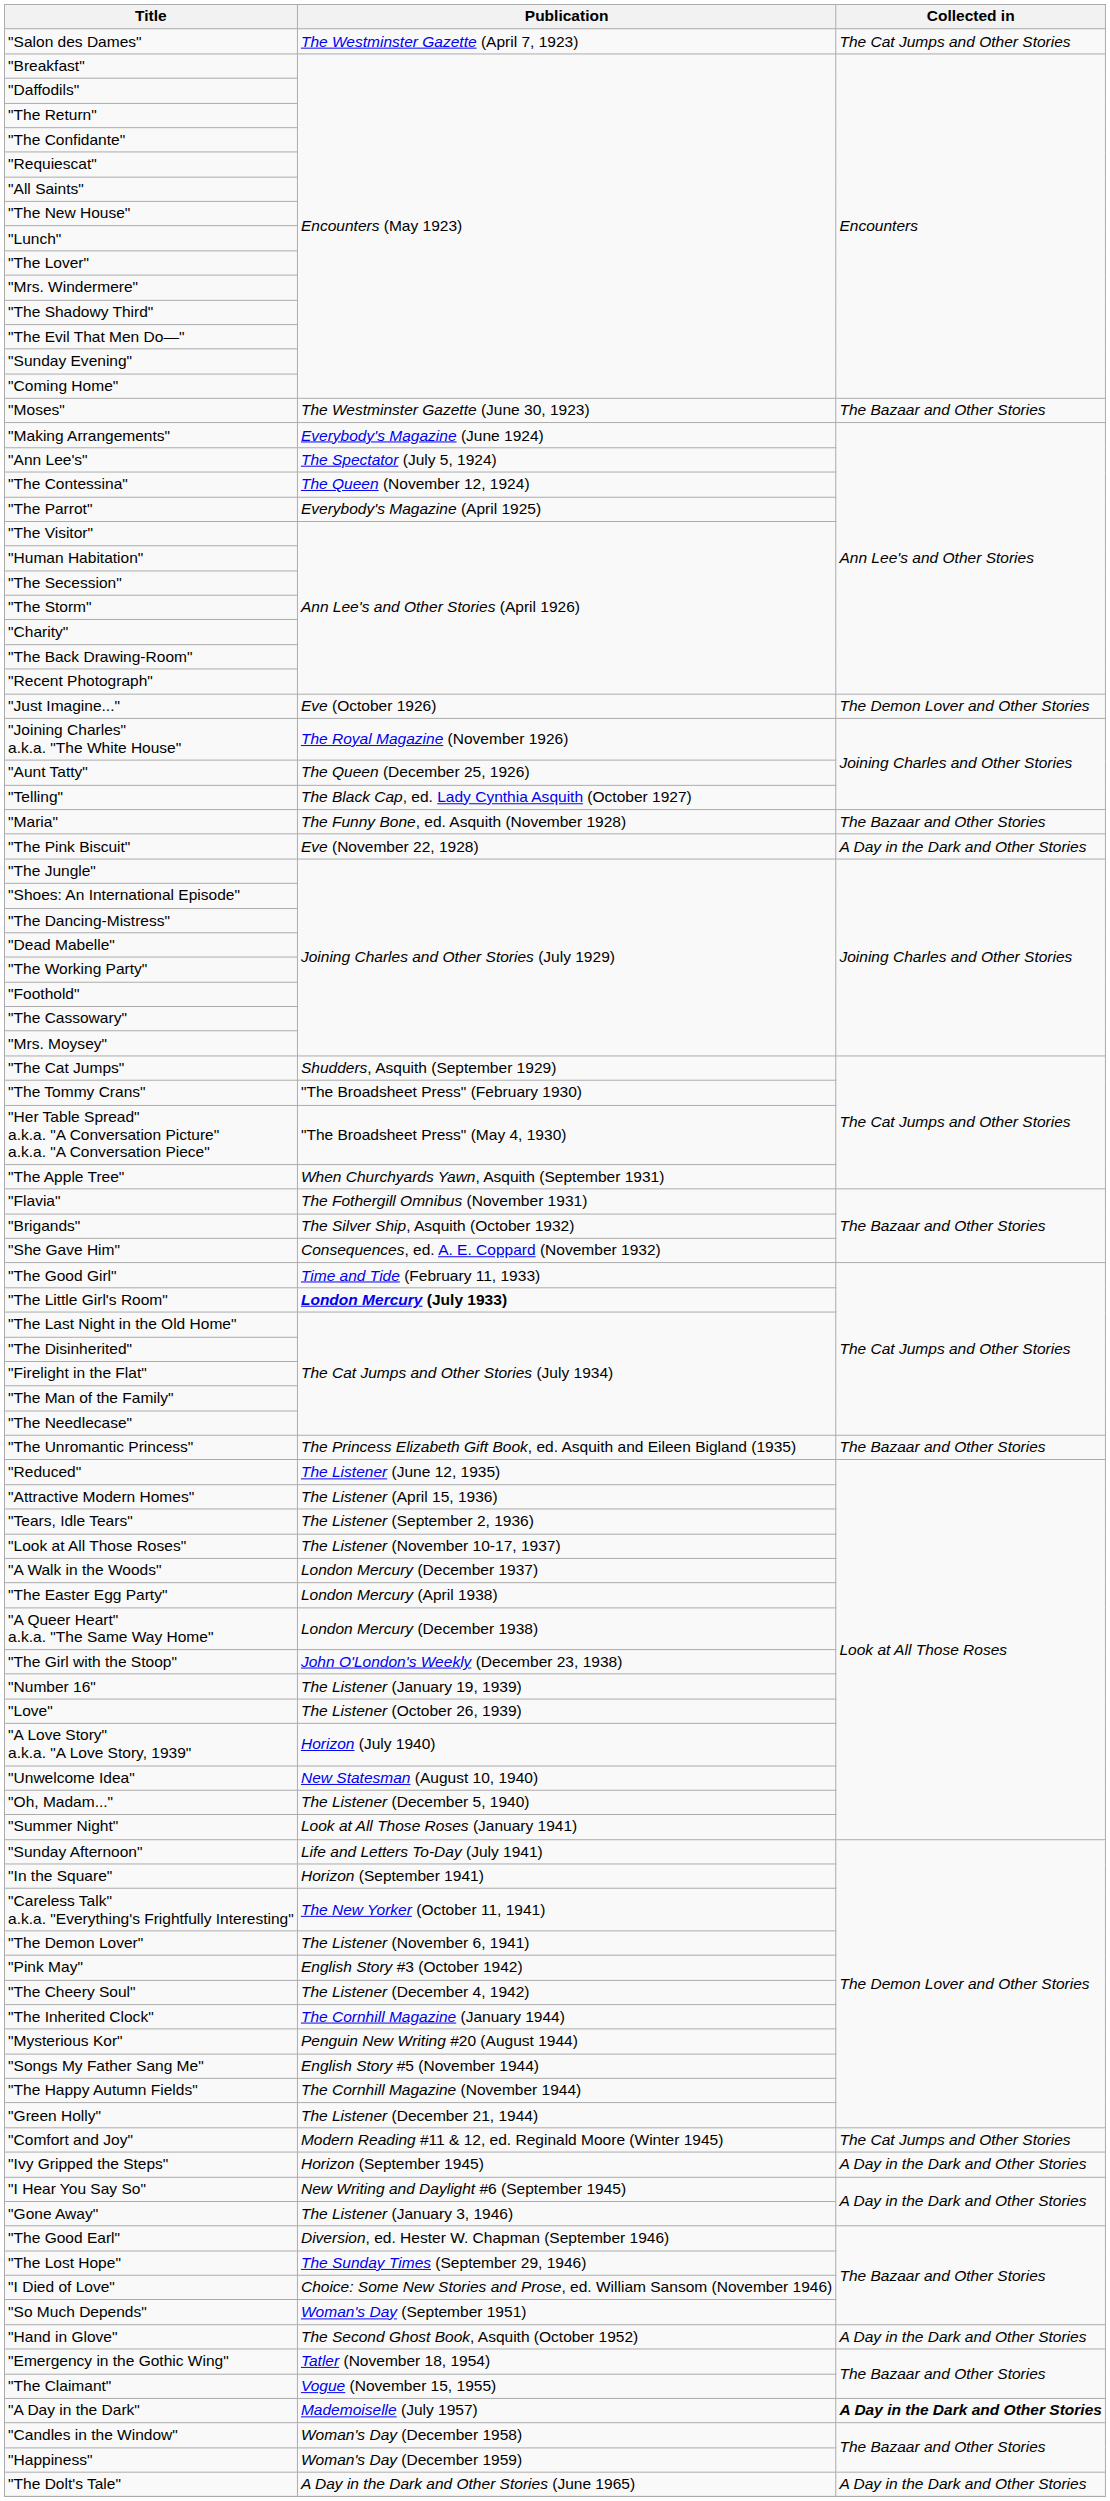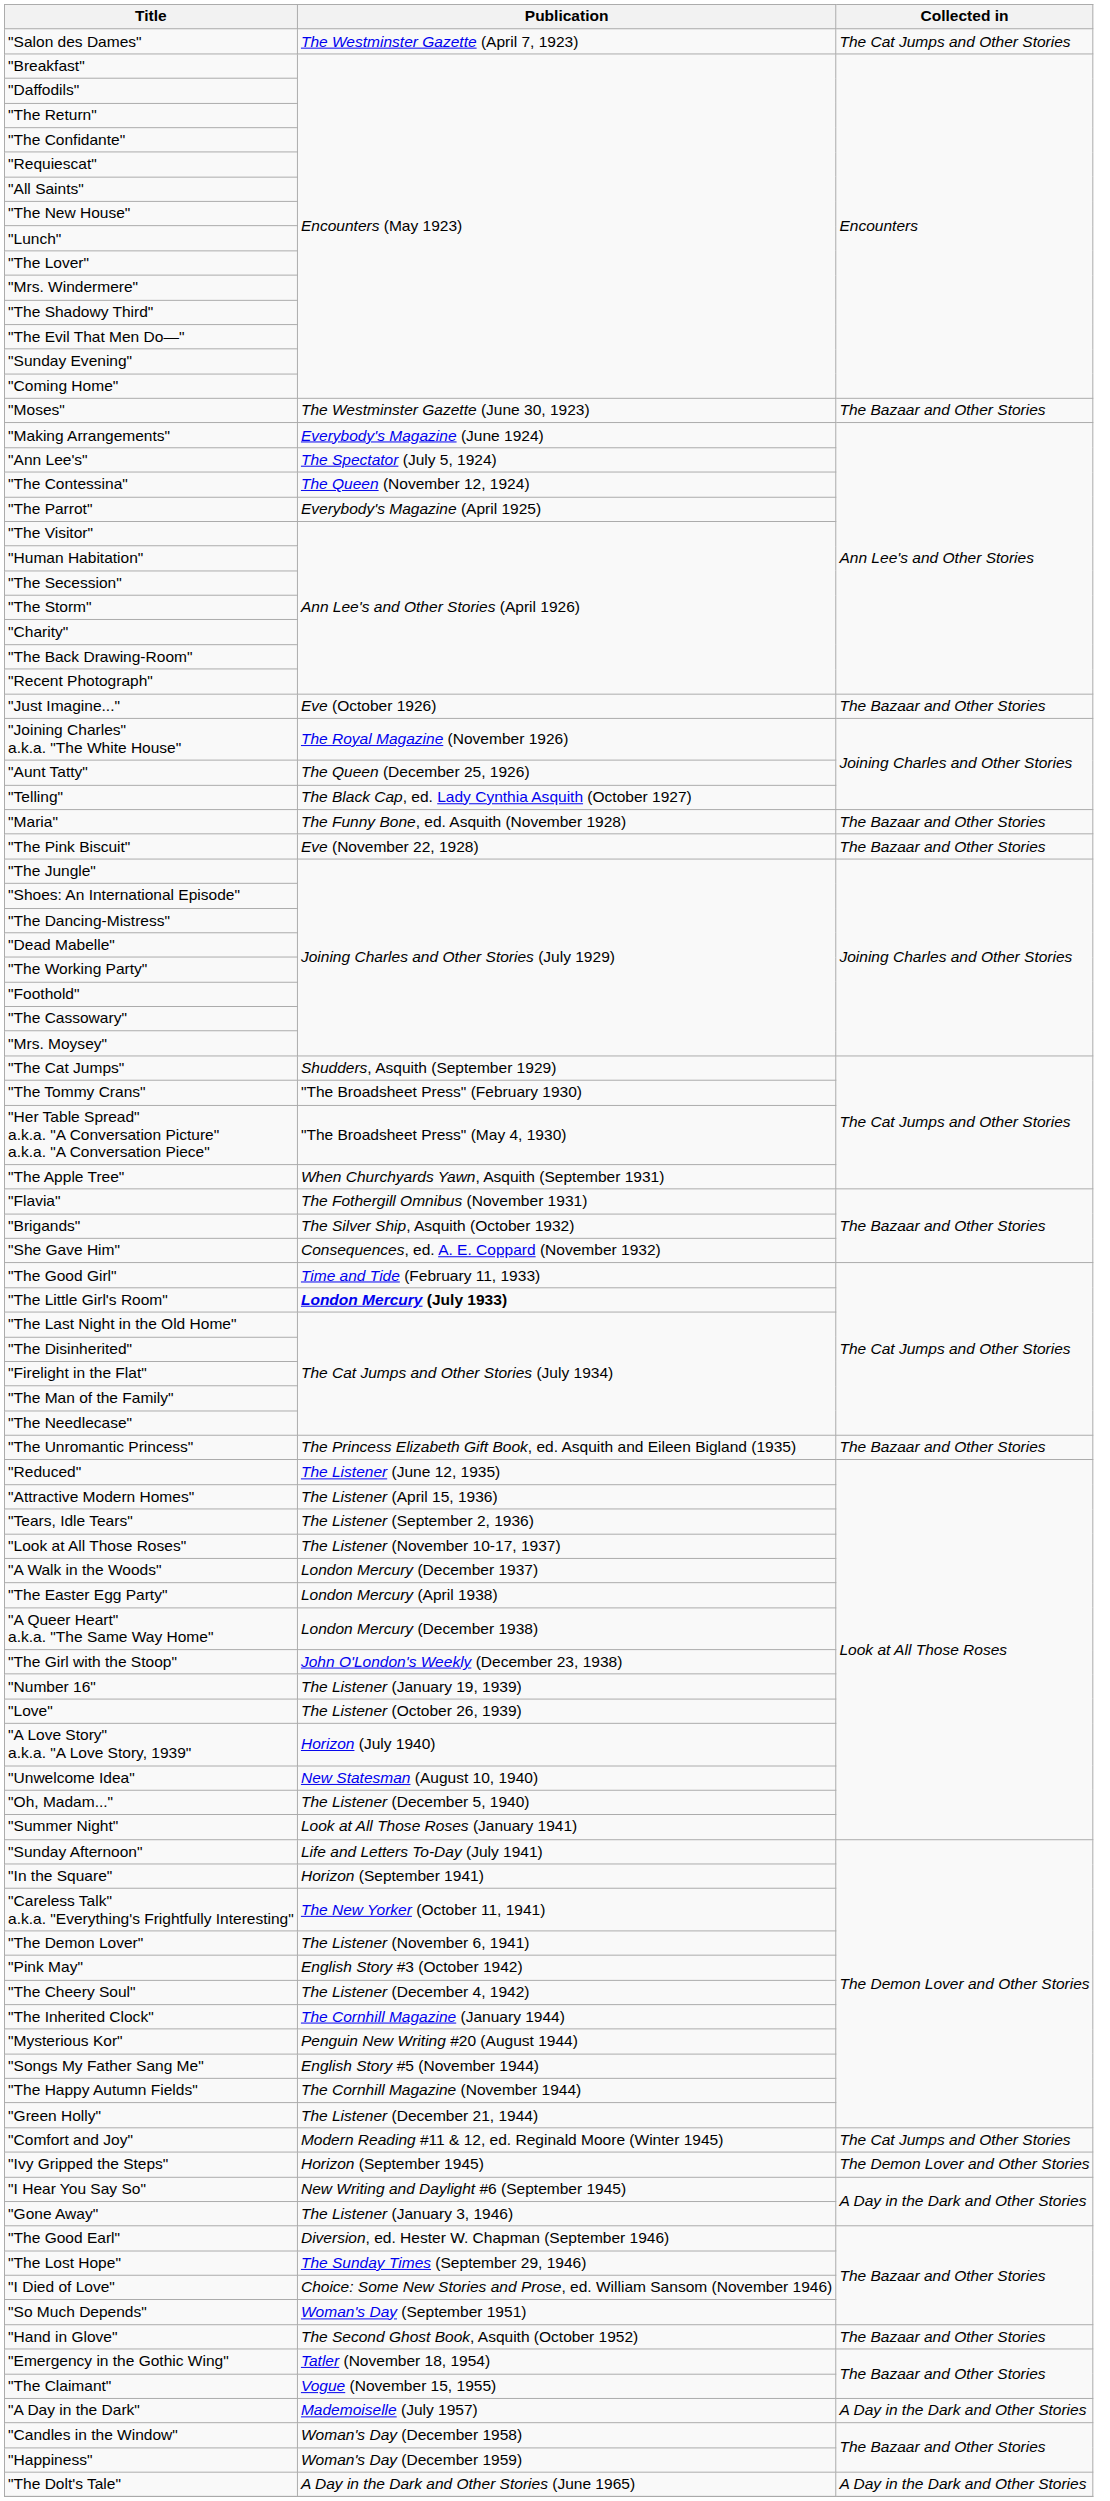(965, 705) The Demon Lover and Other Stories -> (943, 705) The Bazaar and Other Stories
(963, 846) A Day in the Dark and Other Stories -> (943, 846) The Bazaar and Other Stories
(963, 2164) A Day in the Dark and Other Stories -> (965, 2164) The Demon Lover and Other Stories
(963, 2336) A Day in the Dark and Other Stories -> (943, 2336) The Bazaar and Other Stories
(971, 2410) bold -> (963, 2410) normal
